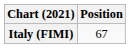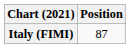(102, 33) 67 -> (102, 33) 87
